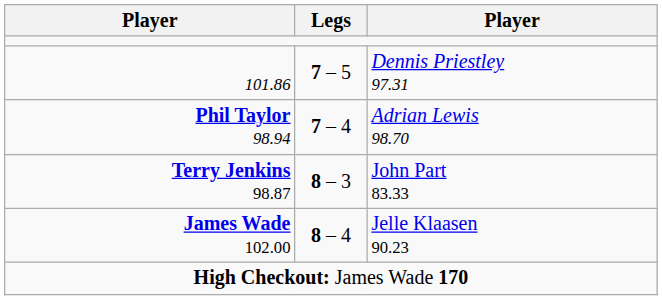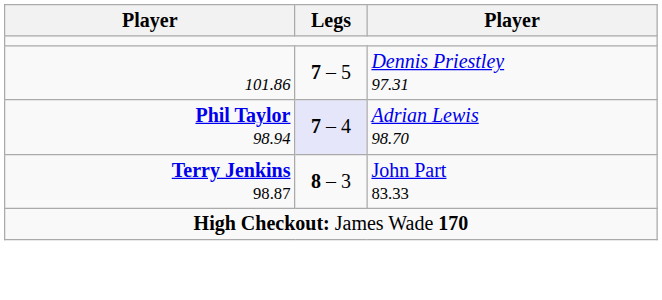(331, 126) no background -> (331, 126) lavender background
- row: (237, 235)
